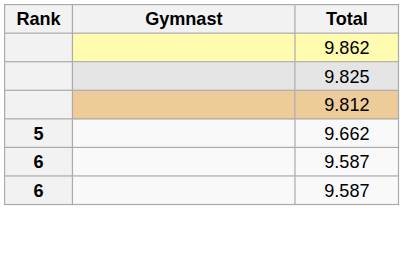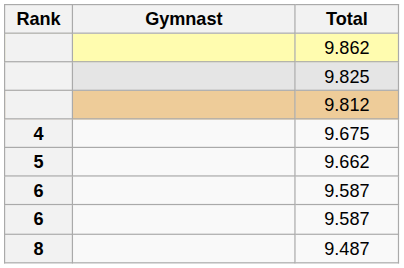+ row: (39, 134)
+ row: (39, 248)
